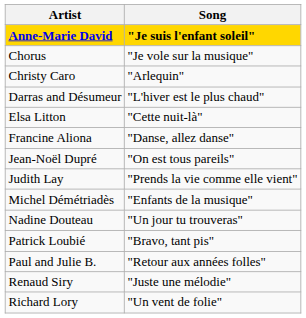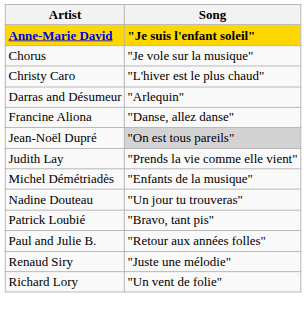(156, 76) "Arlequin" -> (196, 76) "L'hiver est le plus chaud"
(196, 96) "L'hiver est le plus chaud" -> (156, 96) "Arlequin"
- row: (37, 117)
(181, 158) no background -> (181, 138) lightgrey background
